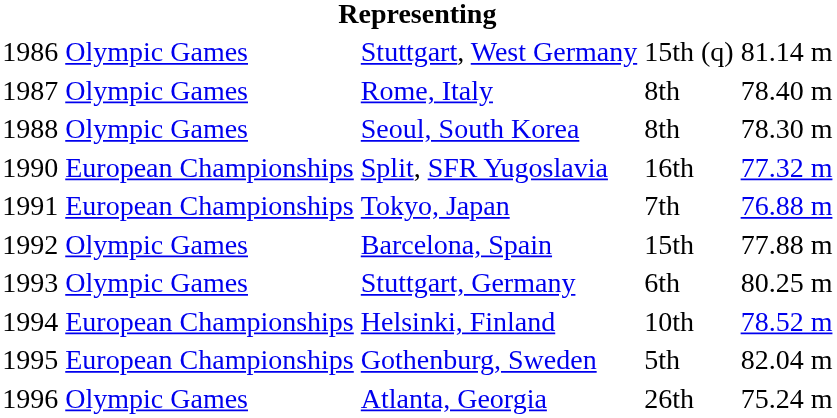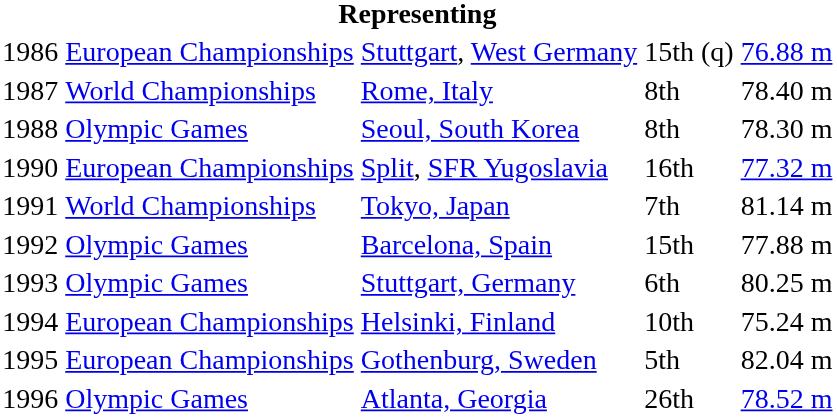(157, 52) Olympic Games -> (210, 52) European Championships
(787, 52) 81.14 m -> (787, 52) 76.88 m
(157, 90) Olympic Games -> (191, 90) World Championships
(210, 206) European Championships -> (191, 206) World Championships
(787, 206) 76.88 m -> (787, 206) 81.14 m
(787, 321) 78.52 m -> (787, 321) 75.24 m
(787, 398) 75.24 m -> (787, 398) 78.52 m
